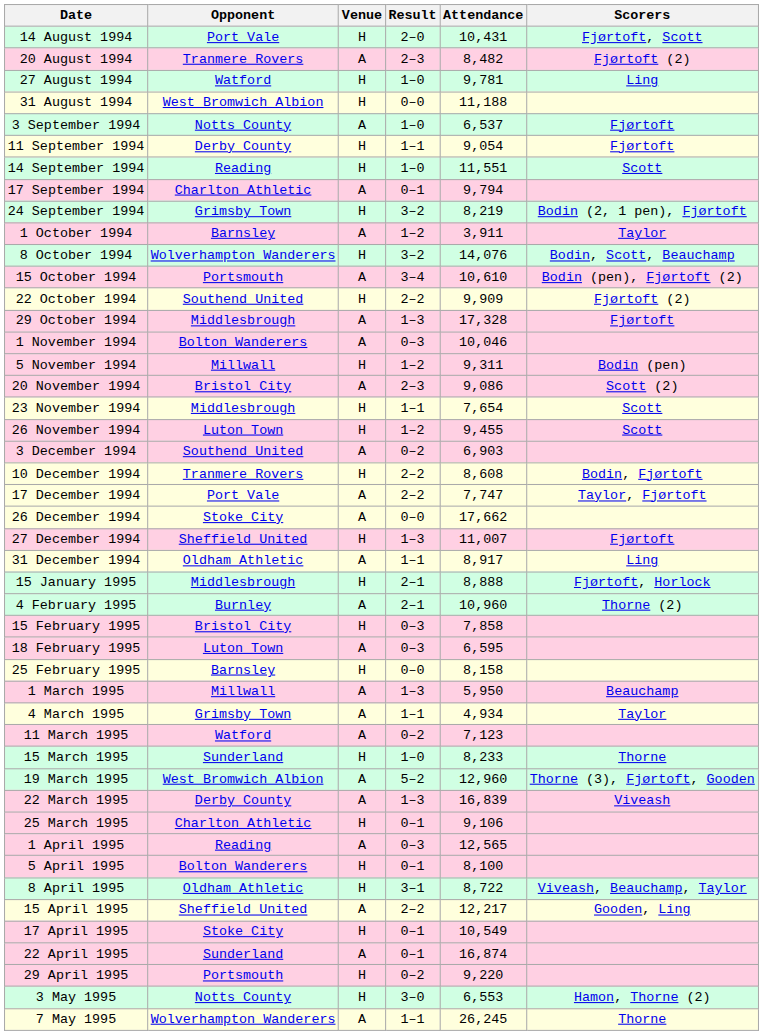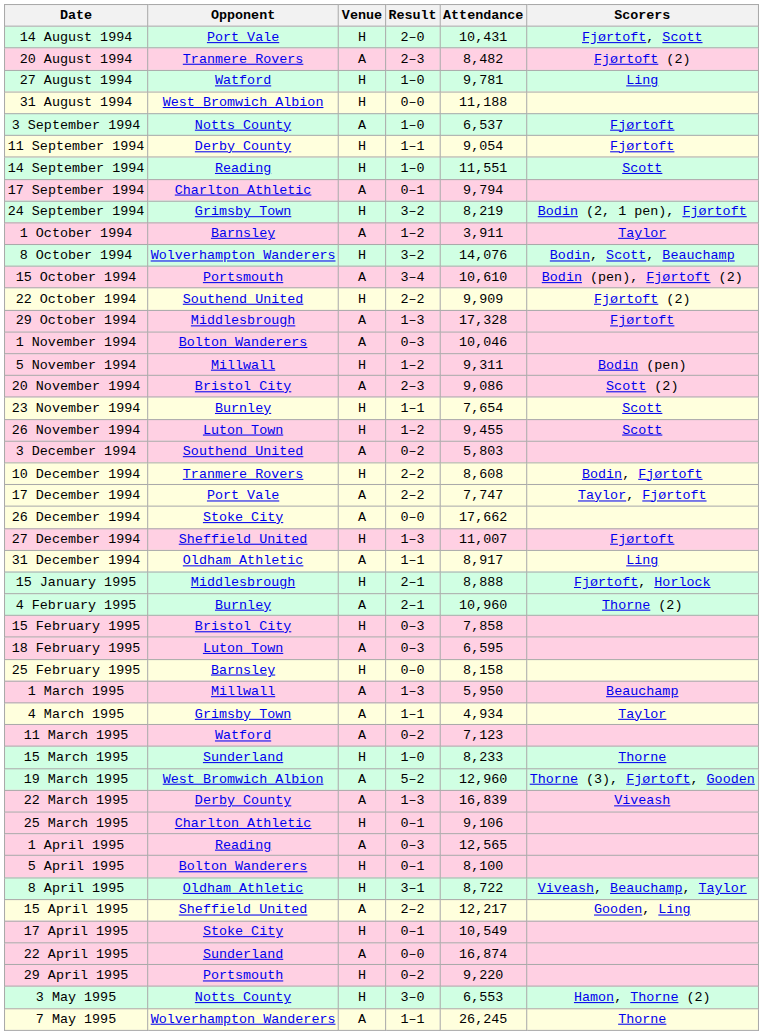(243, 408) Middlesbrough -> (243, 408) Burnley
(483, 452) 6,903 -> (483, 452) 5,803
(413, 954) 0–1 -> (413, 954) 0–0
